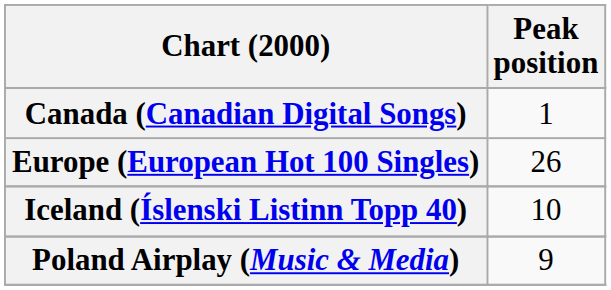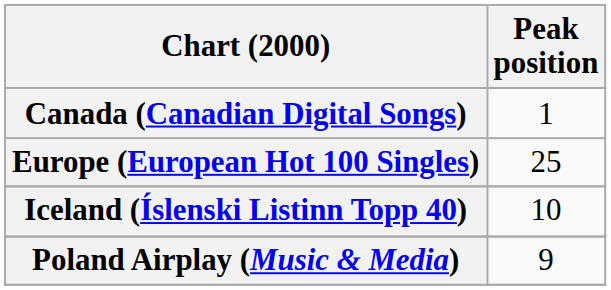(546, 161) 26 -> (546, 161) 25
